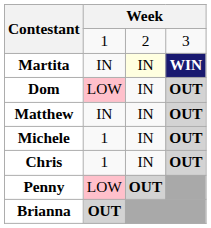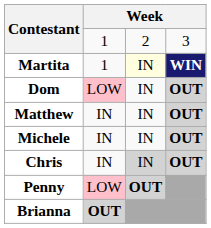(104, 65) IN -> (104, 65) 1
(104, 138) 1 -> (104, 138) IN
(104, 162) 1 -> (104, 162) IN
(145, 162) no background -> (145, 162) lightgrey background
